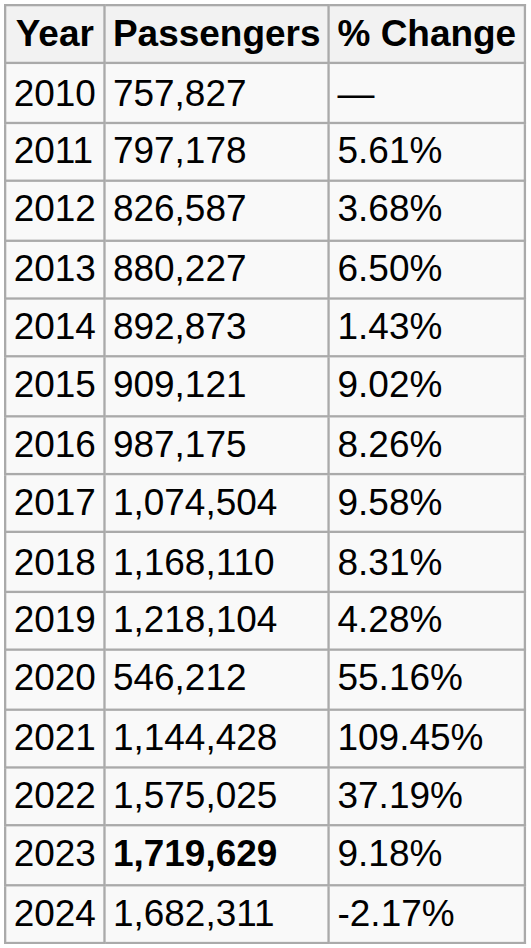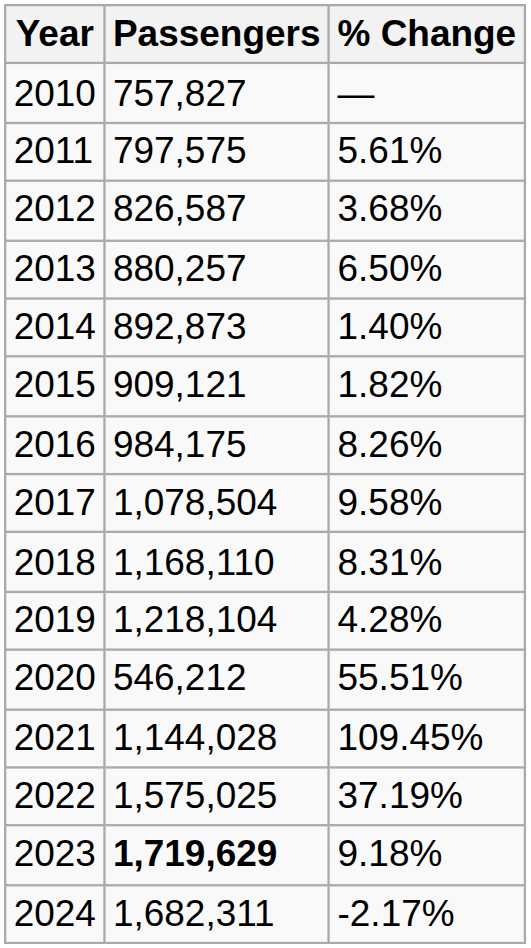(180, 151) 797,178 -> (180, 151) 797,575
(180, 268) 880,227 -> (180, 268) 880,257
(390, 326) 1.43% -> (390, 326) 1.40%
(390, 385) 9.02% -> (390, 385) 1.82%
(180, 444) 987,175 -> (180, 444) 984,175
(195, 502) 1,074,504 -> (195, 502) 1,078,504
(400, 678) 55.16% -> (400, 678) 55.51%
(195, 737) 1,144,428 -> (195, 737) 1,144,028
